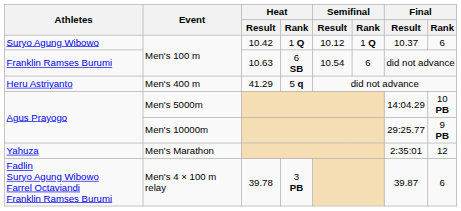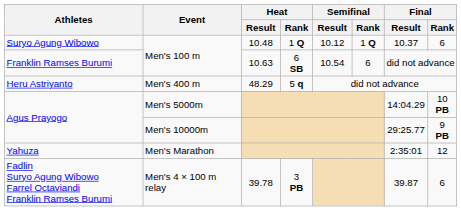(261, 43) 10.42 -> (261, 43) 10.48
(261, 84) 41.29 -> (261, 84) 48.29
